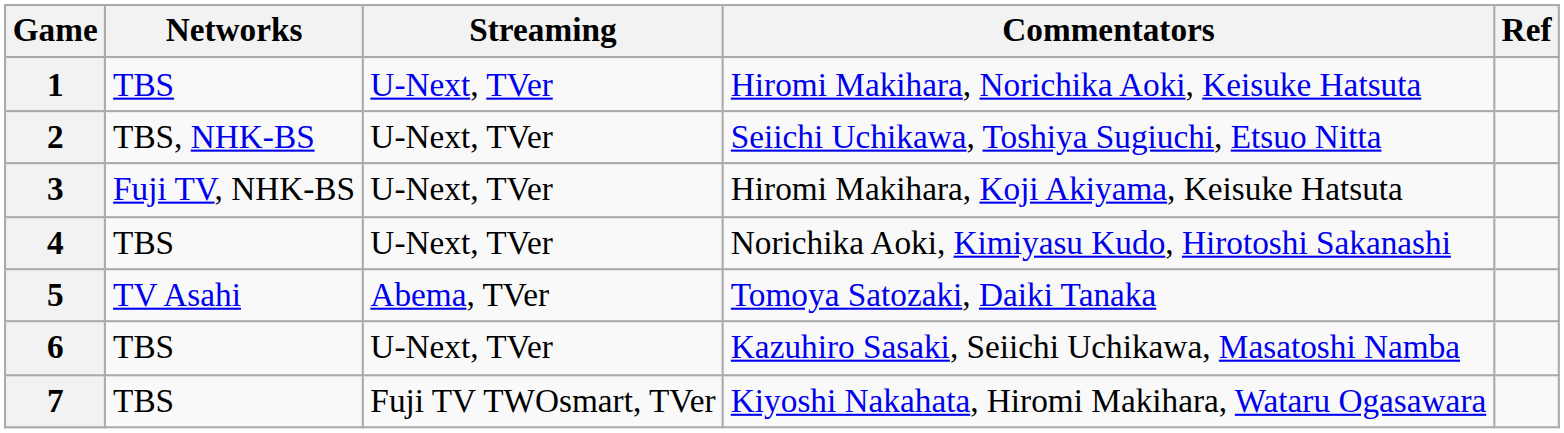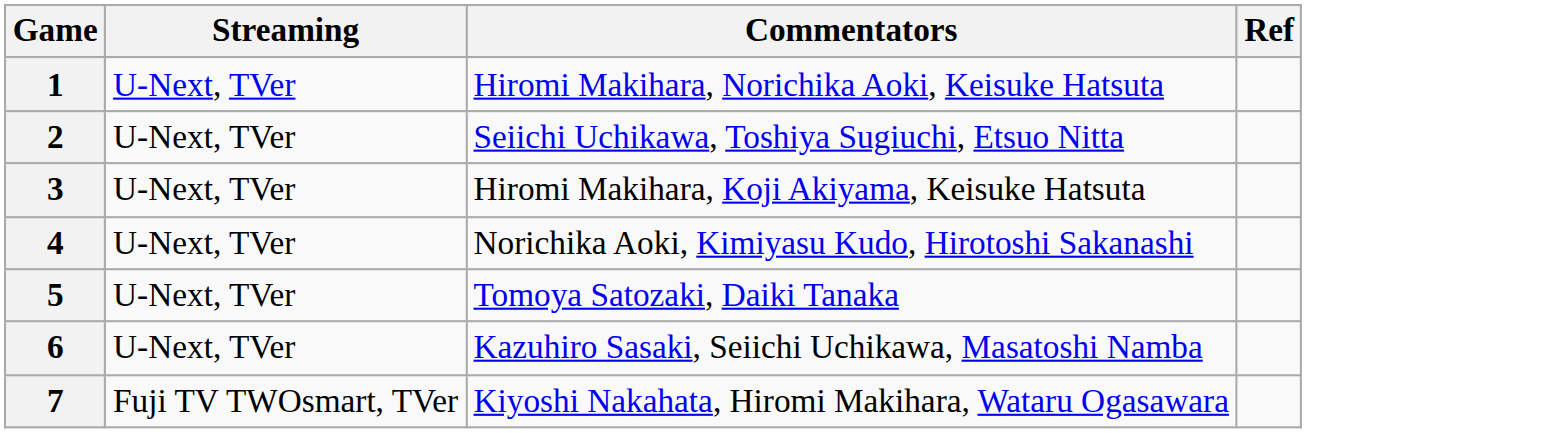- column: (234, 30)
(460, 294) Abema, TVer -> (204, 294) U-Next, TVer
